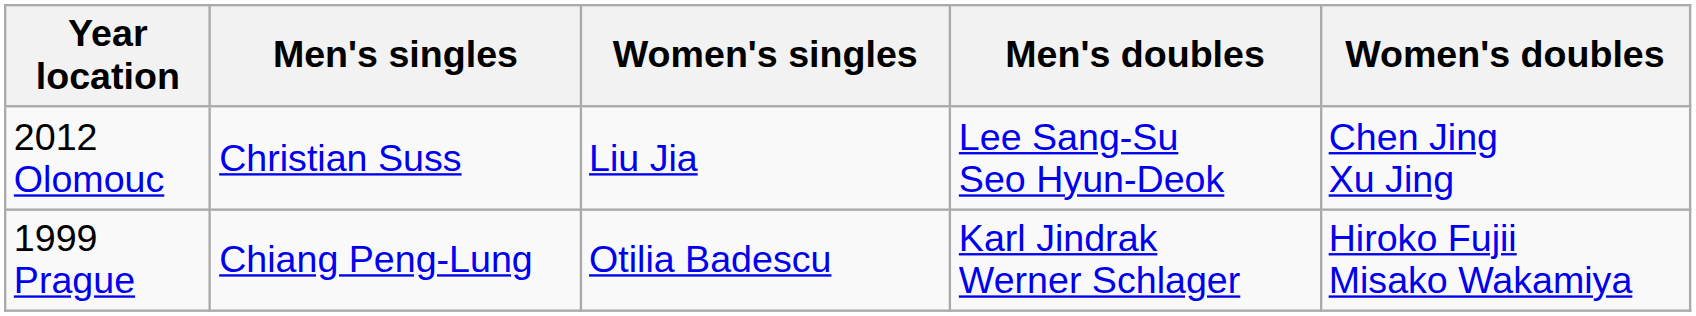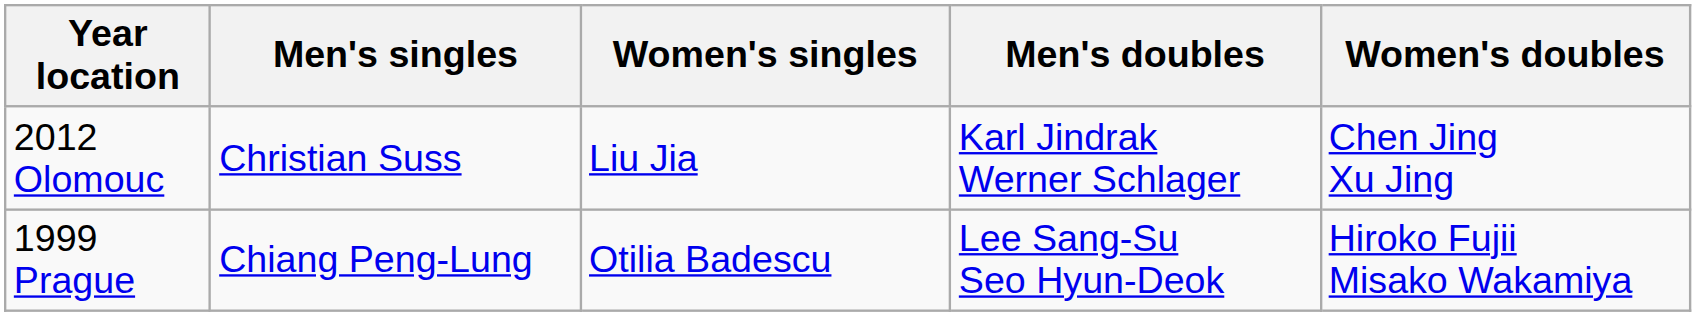(1092, 157) Lee Sang-Su Seo Hyun-Deok -> (1100, 157) Karl Jindrak Werner Schlager
(1100, 259) Karl Jindrak Werner Schlager -> (1092, 259) Lee Sang-Su Seo Hyun-Deok
